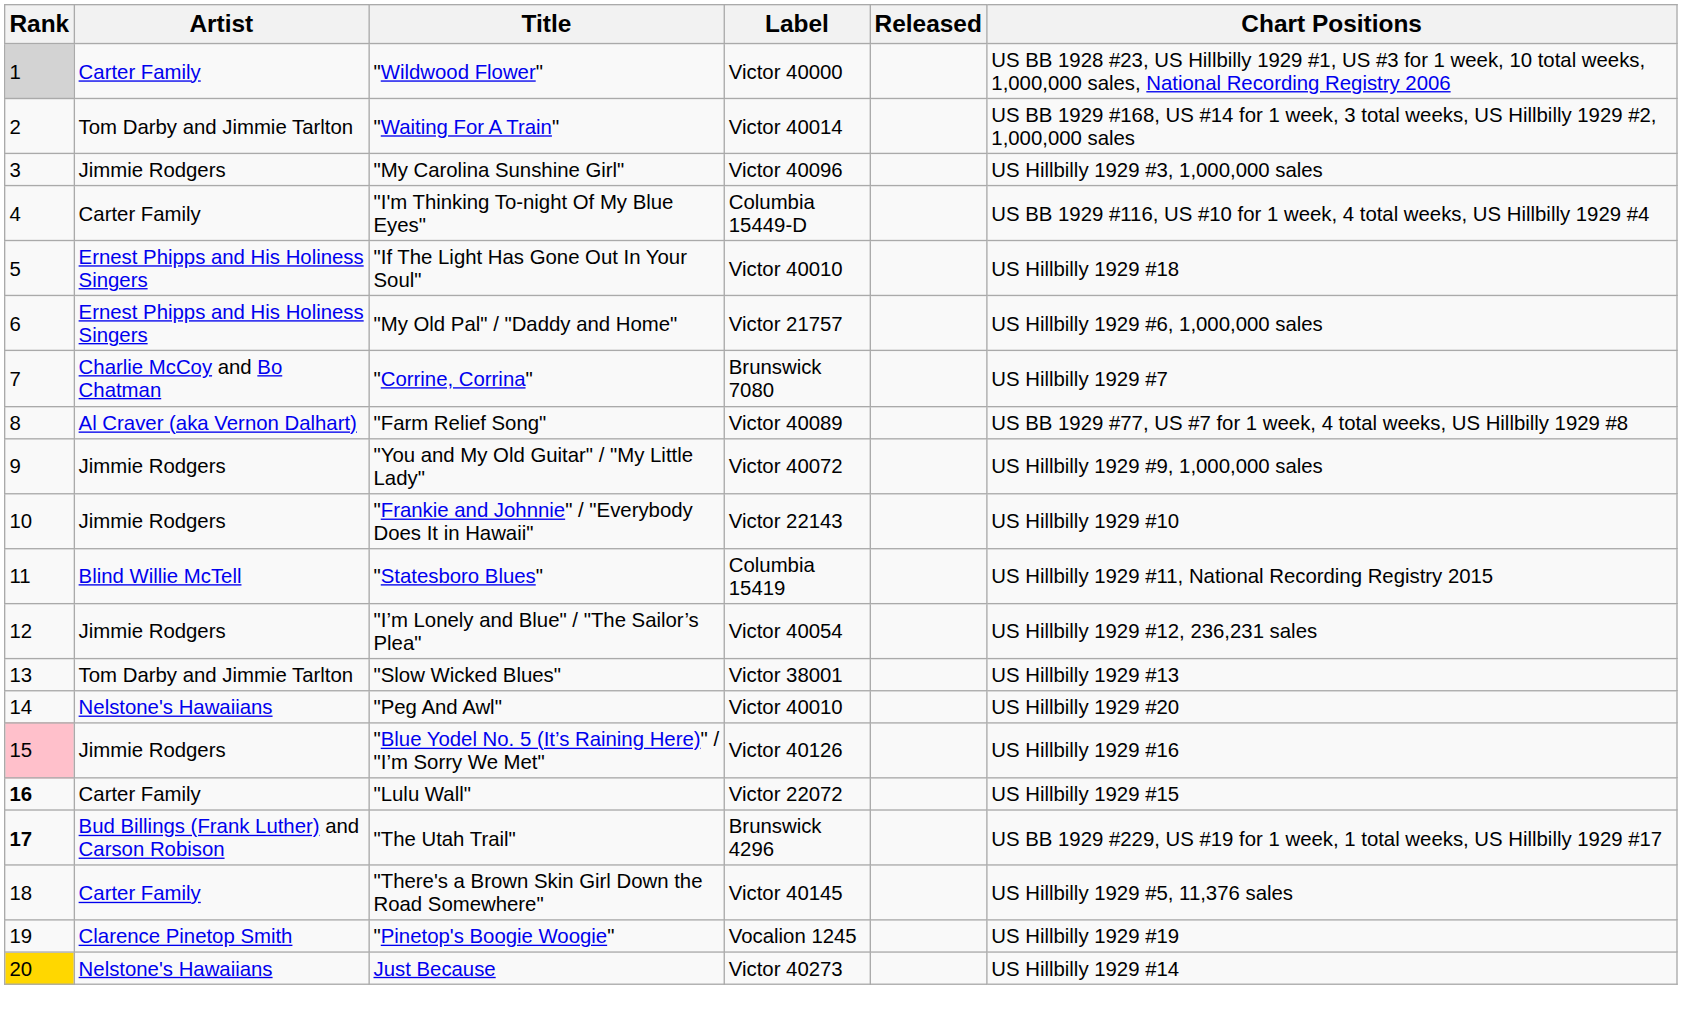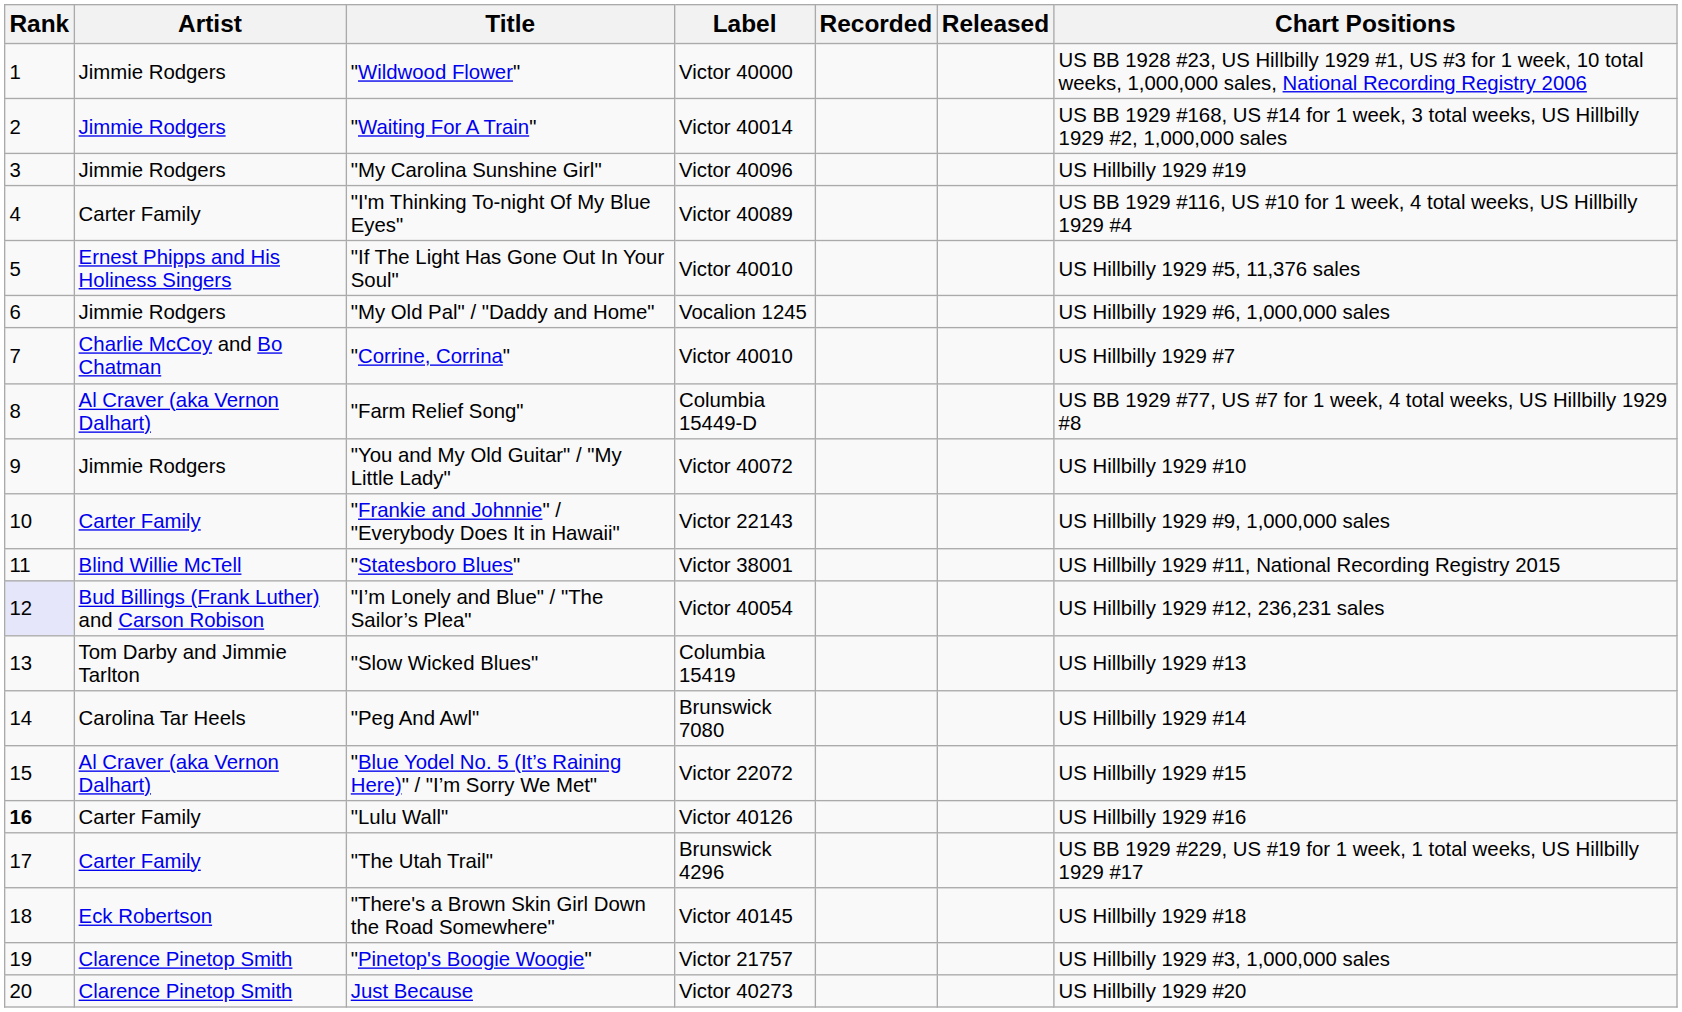+ column: (876, 24)
(15, 71) lightgrey background -> (15, 71) no background
(140, 71) Carter Family -> (152, 71) Jimmie Rodgers
(216, 126) Tom Darby and Jimmie Tarlton -> (152, 126) Jimmie Rodgers
(1157, 170) US Hillbilly 1929 #3, 1,000,000 sales -> (1152, 170) US Hillbilly 1929 #19
(772, 214) Columbia 15449-D -> (736, 214) Victor 40089
(1085, 269) US Hillbilly 1929 #18 -> (1209, 269) US Hillbilly 1929 #5, 11,376 sales
(221, 324) Ernest Phipps and His Holiness Singers -> (152, 312) Jimmie Rodgers
(786, 324) Victor 21757 -> (743, 312) Vocalion 1245
(775, 379) Brunswick 7080 -> (736, 356) Victor 40010
(786, 422) Victor 40089 -> (722, 411) Columbia 15449-D
(1157, 466) US Hillbilly 1929 #9, 1,000,000 sales -> (1152, 466) US Hillbilly 1929 #10
(152, 521) Jimmie Rodgers -> (140, 521) Carter Family
(1085, 521) US Hillbilly 1929 #10 -> (1224, 521) US Hillbilly 1929 #9, 1,000,000 sales
(772, 576) Columbia 15419 -> (736, 565) Victor 38001
(21, 631) no background -> (21, 608) lavender background
(152, 631) Jimmie Rodgers -> (199, 608) Bud Billings (Frank Luther) and Carson Robison
(786, 675) Victor 38001 -> (722, 663) Columbia 15419
(176, 707) Nelstone's Hawaiians -> (162, 718) Carolina Tar Heels
(786, 707) Victor 40010 -> (725, 718) Brunswick 7080
(1085, 707) US Hillbilly 1929 #20 -> (1152, 718) US Hillbilly 1929 #14
(21, 751) pink background -> (21, 773) no background
(152, 751) Jimmie Rodgers -> (179, 773) Al Craver (aka Vernon Dalhart)
(786, 751) Victor 40126 -> (736, 773) Victor 22072
(1085, 751) US Hillbilly 1929 #16 -> (1152, 773) US Hillbilly 1929 #15
(786, 794) Victor 22072 -> (736, 817) Victor 40126
(1085, 794) US Hillbilly 1929 #15 -> (1152, 817) US Hillbilly 1929 #16
(21, 838) bold -> (21, 861) normal
(219, 838) Bud Billings (Frank Luther) and Carson Robison -> (140, 861) Carter Family
(140, 893) Carter Family -> (145, 916) Eck Robertson
(1142, 893) US Hillbilly 1929 #5, 11,376 sales -> (1152, 916) US Hillbilly 1929 #18
(793, 936) Vocalion 1245 -> (736, 959) Victor 21757
(1085, 936) US Hillbilly 1929 #19 -> (1224, 959) US Hillbilly 1929 #3, 1,000,000 sales
(21, 969) gold background -> (21, 991) no background
(176, 969) Nelstone's Hawaiians -> (186, 991) Clarence Pinetop Smith
(1085, 969) US Hillbilly 1929 #14 -> (1152, 991) US Hillbilly 1929 #20
